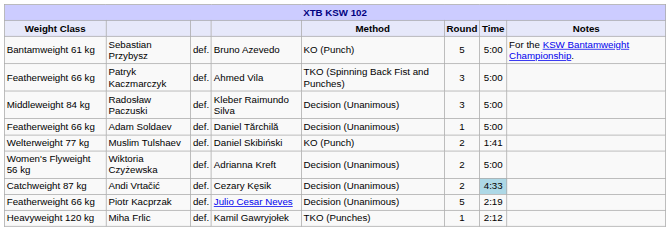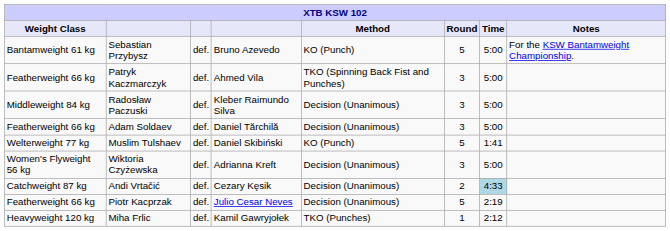(462, 127) 1 -> (462, 127) 3
(462, 143) 2 -> (462, 143) 5
(462, 164) 2 -> (462, 164) 3
